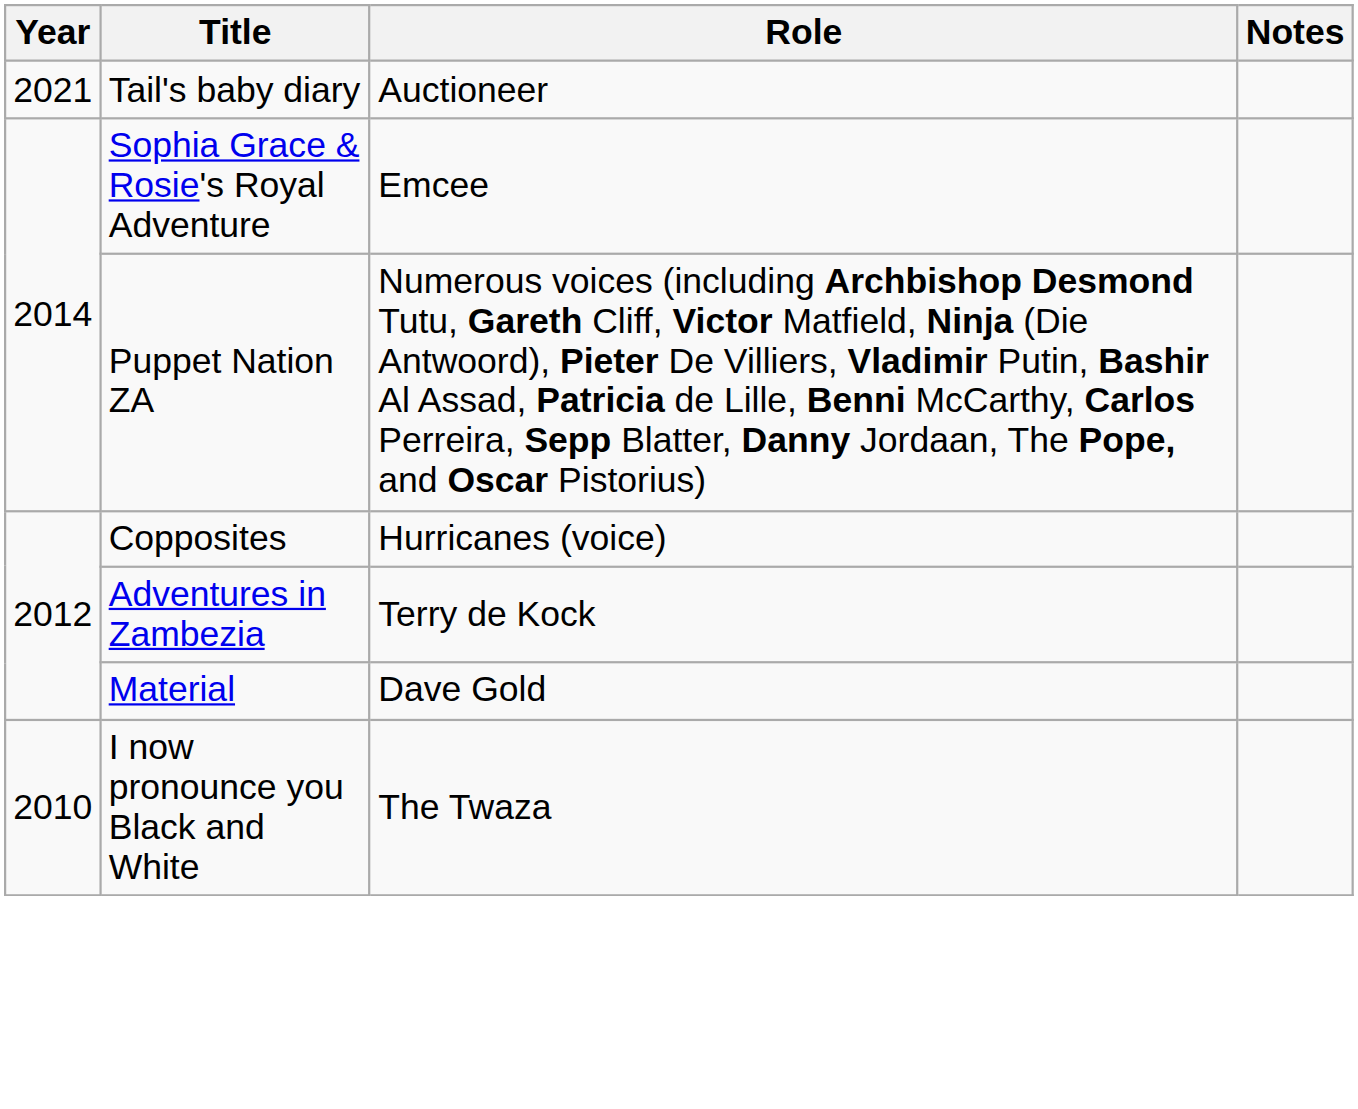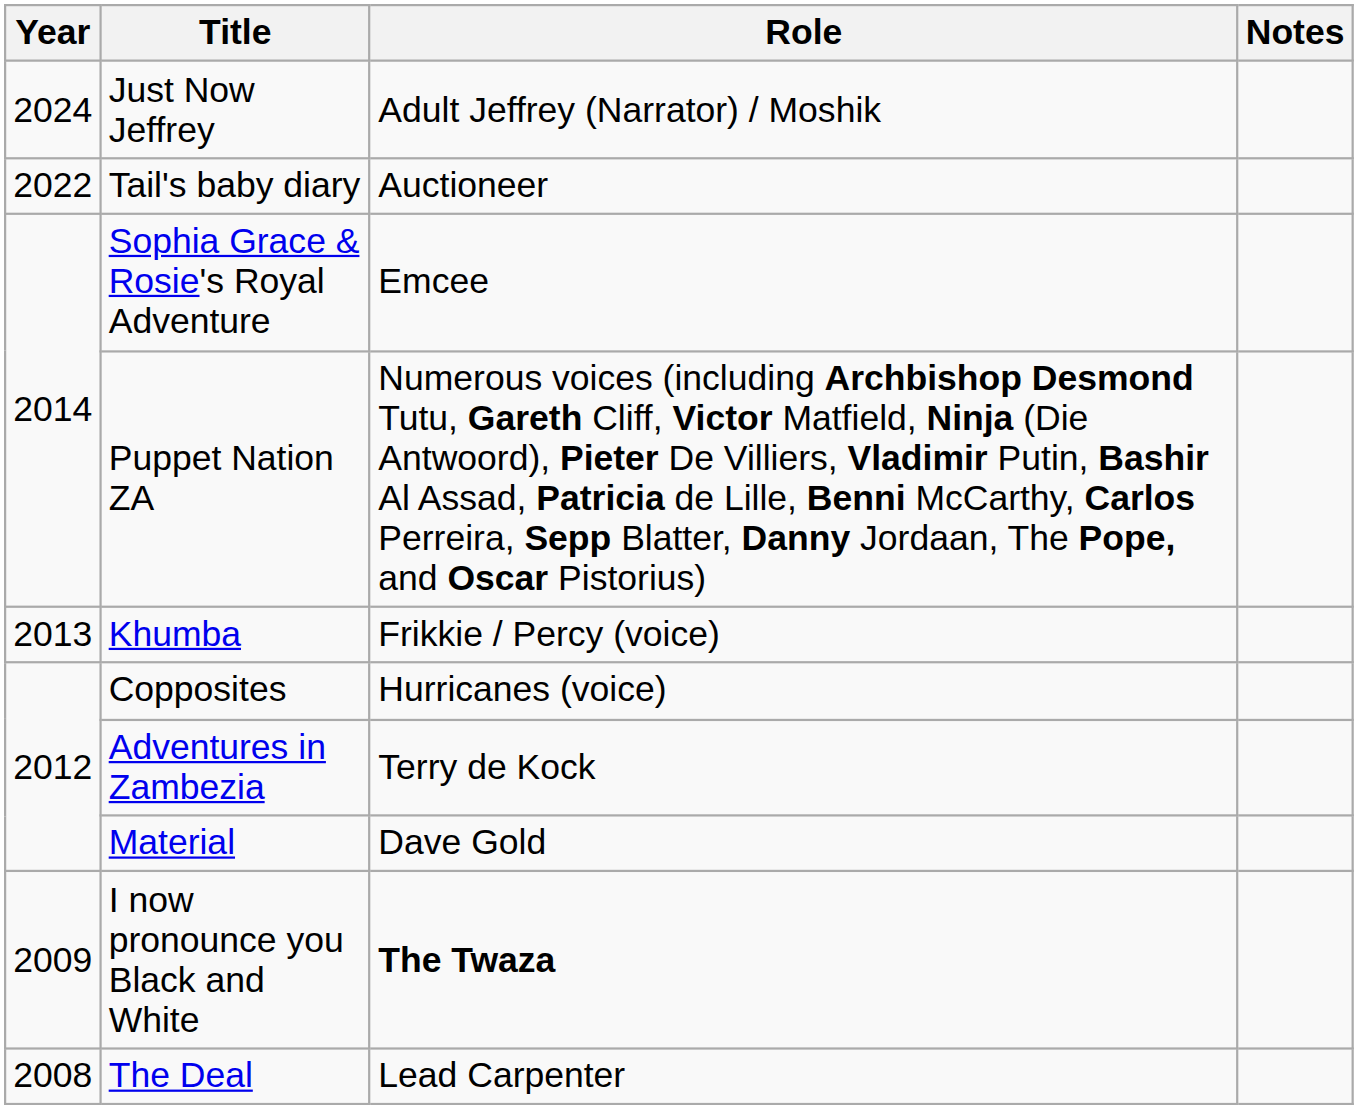+ row: (182, 108)
(53, 88) 2021 -> (53, 185) 2022
+ row: (175, 634)
(53, 806) 2010 -> (53, 959) 2009
(465, 806) normal -> (467, 959) bold
+ row: (181, 1075)
